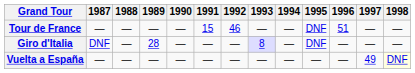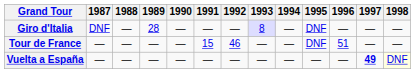rows swapped: (45, 44) <-> (45, 28)
(370, 60) normal -> (370, 60) bold
